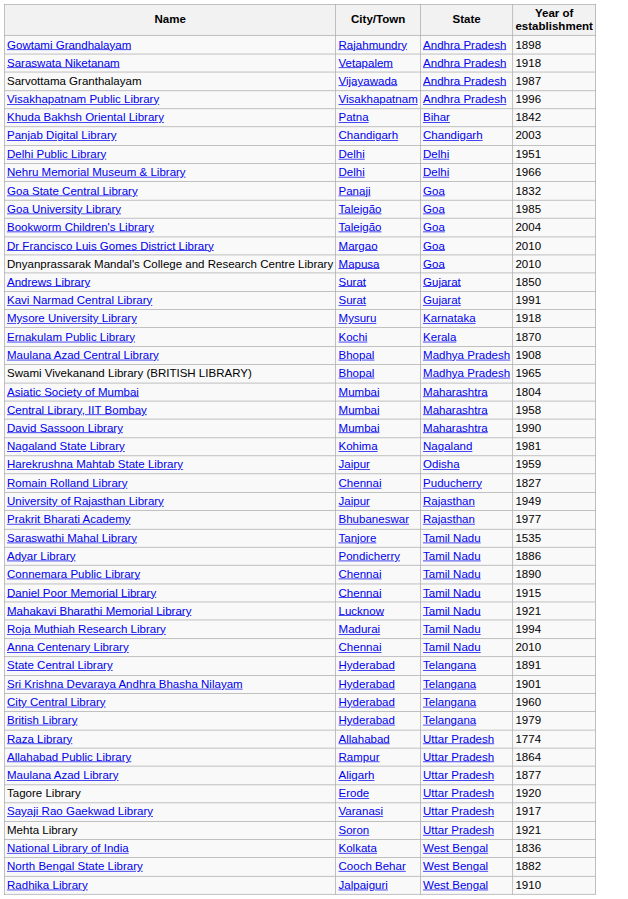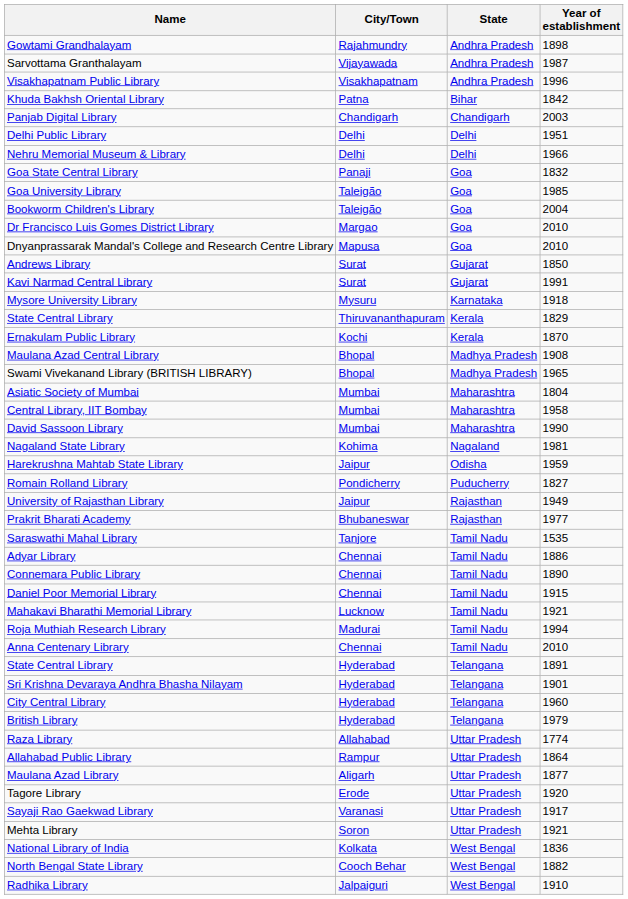- row: (63, 63)
+ row: (60, 318)
(360, 483) Chennai -> (369, 483) Pondicherry
(369, 556) Pondicherry -> (360, 556) Chennai
